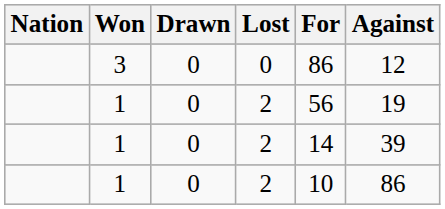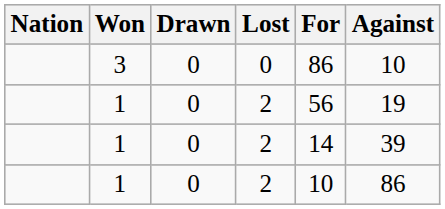(393, 64) 12 -> (393, 64) 10
